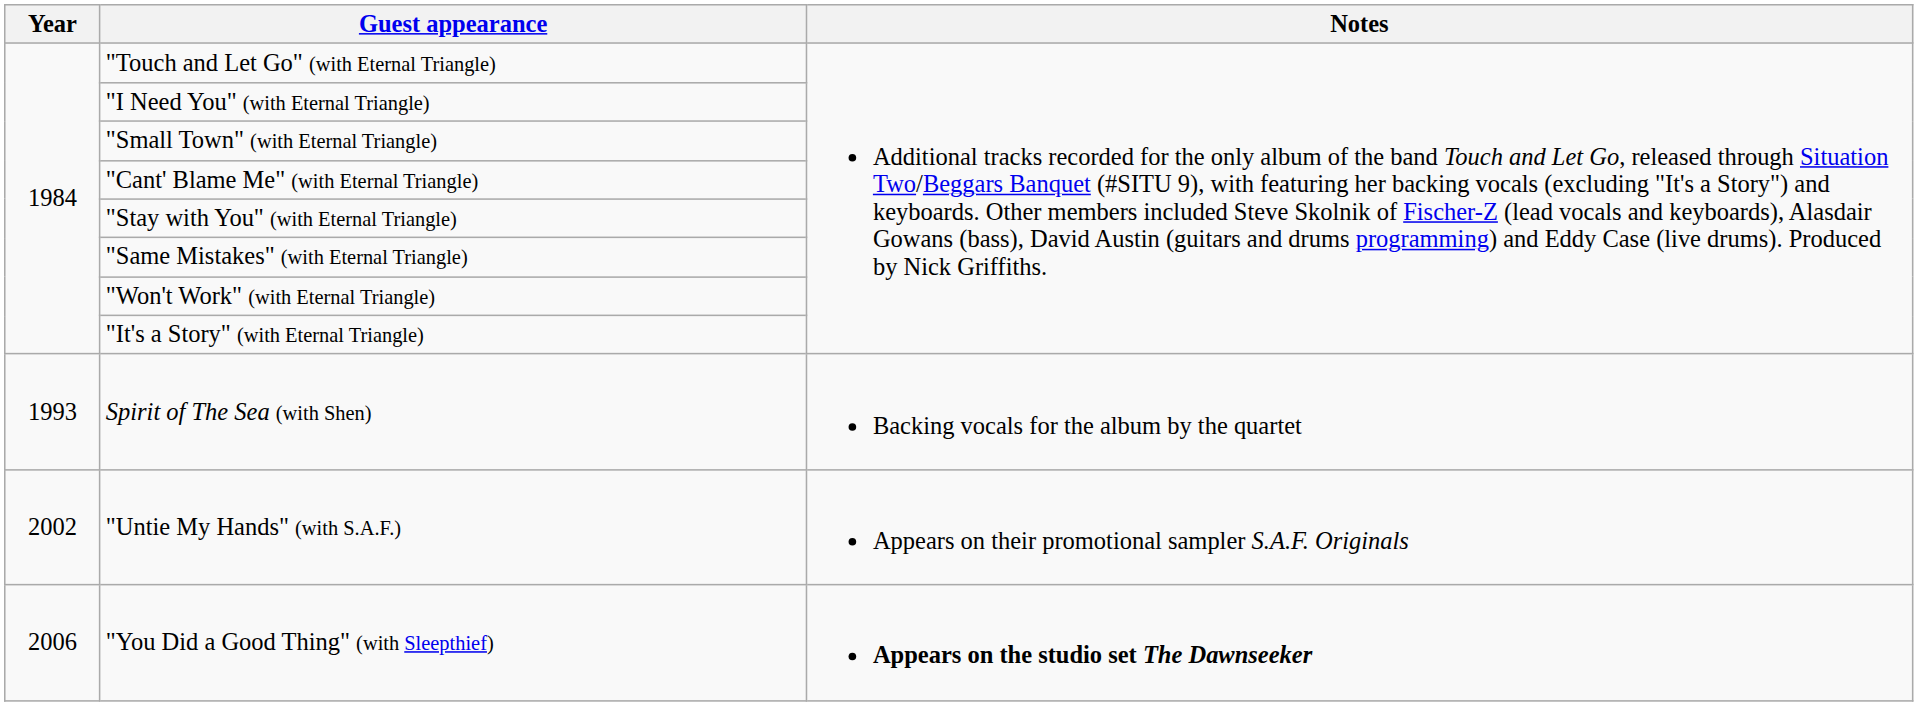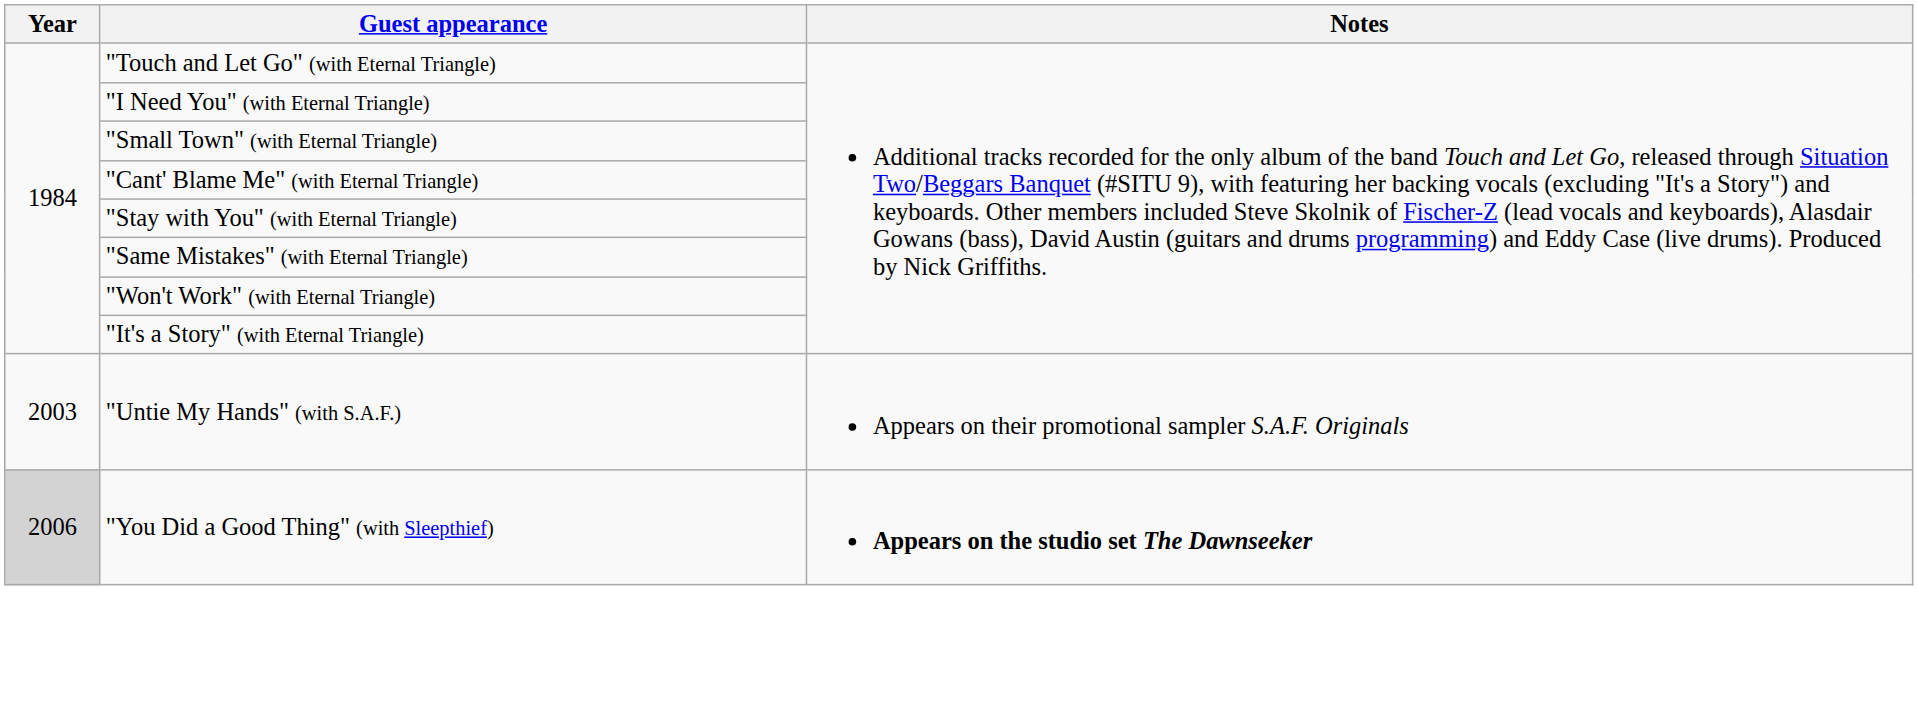- row: (239, 411)
(52, 526) 2002 -> (52, 411) 2003
(52, 642) no background -> (52, 526) lightgrey background
